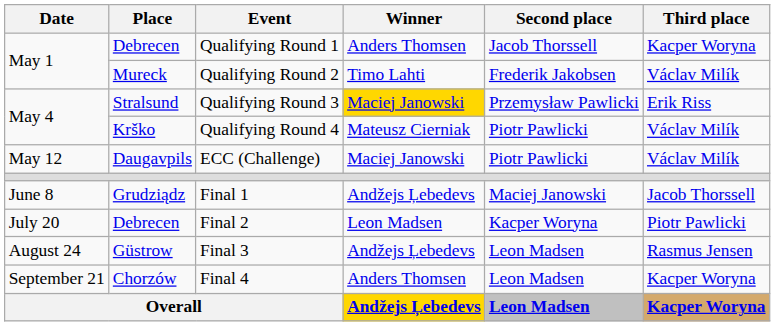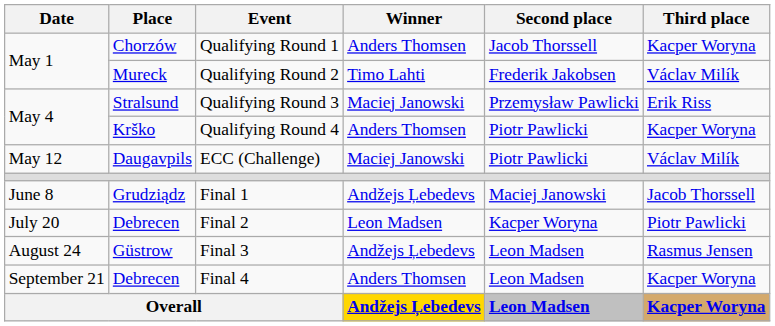(146, 46) Debrecen -> (145, 46) Chorzów
(406, 102) gold background -> (406, 102) no background
(409, 130) Mateusz Cierniak -> (407, 130) Anders Thomsen
(693, 130) Václav Milík -> (701, 130) Kacper Woryna
(145, 278) Chorzów -> (146, 278) Debrecen
